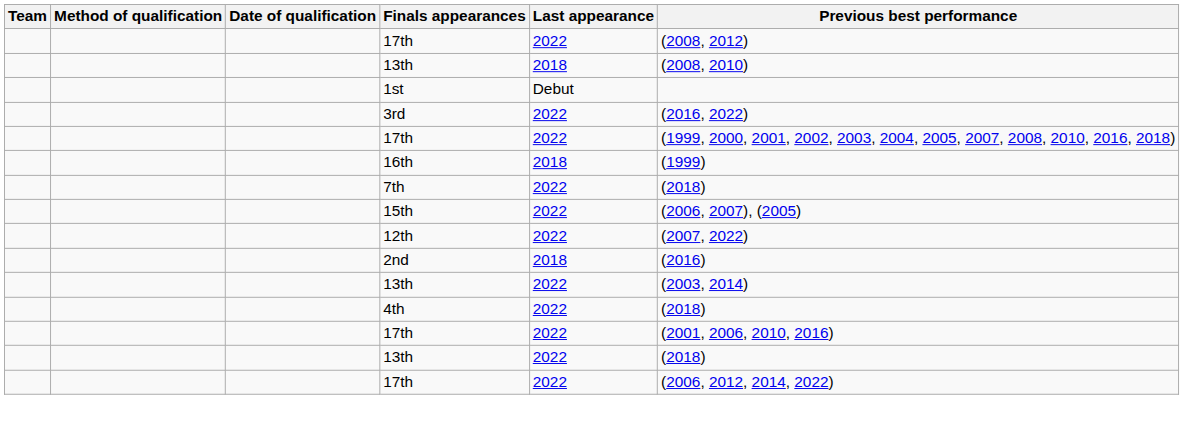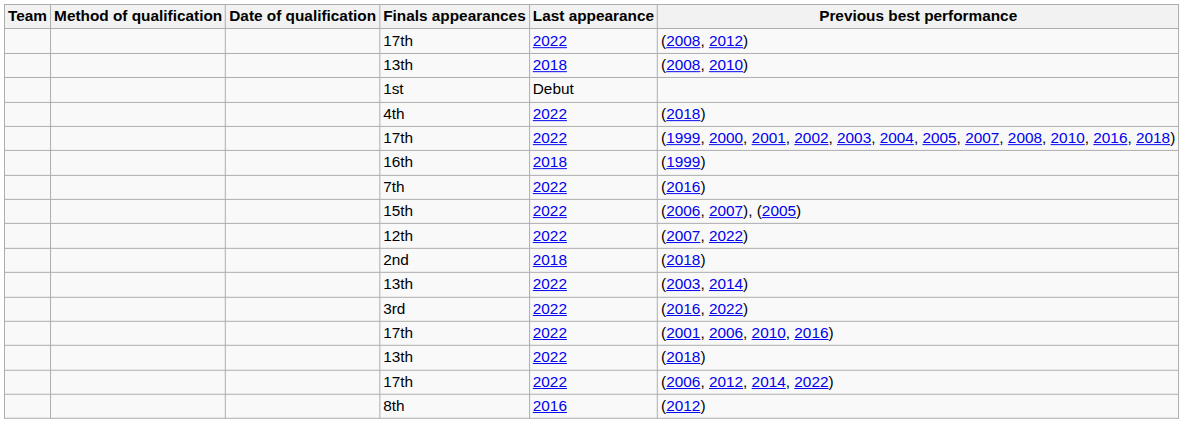rows swapped: (28, 114) <-> (28, 309)
(683, 187) (2018) -> (683, 187) (2016)
(683, 260) (2016) -> (683, 260) (2018)
+ row: (28, 406)
